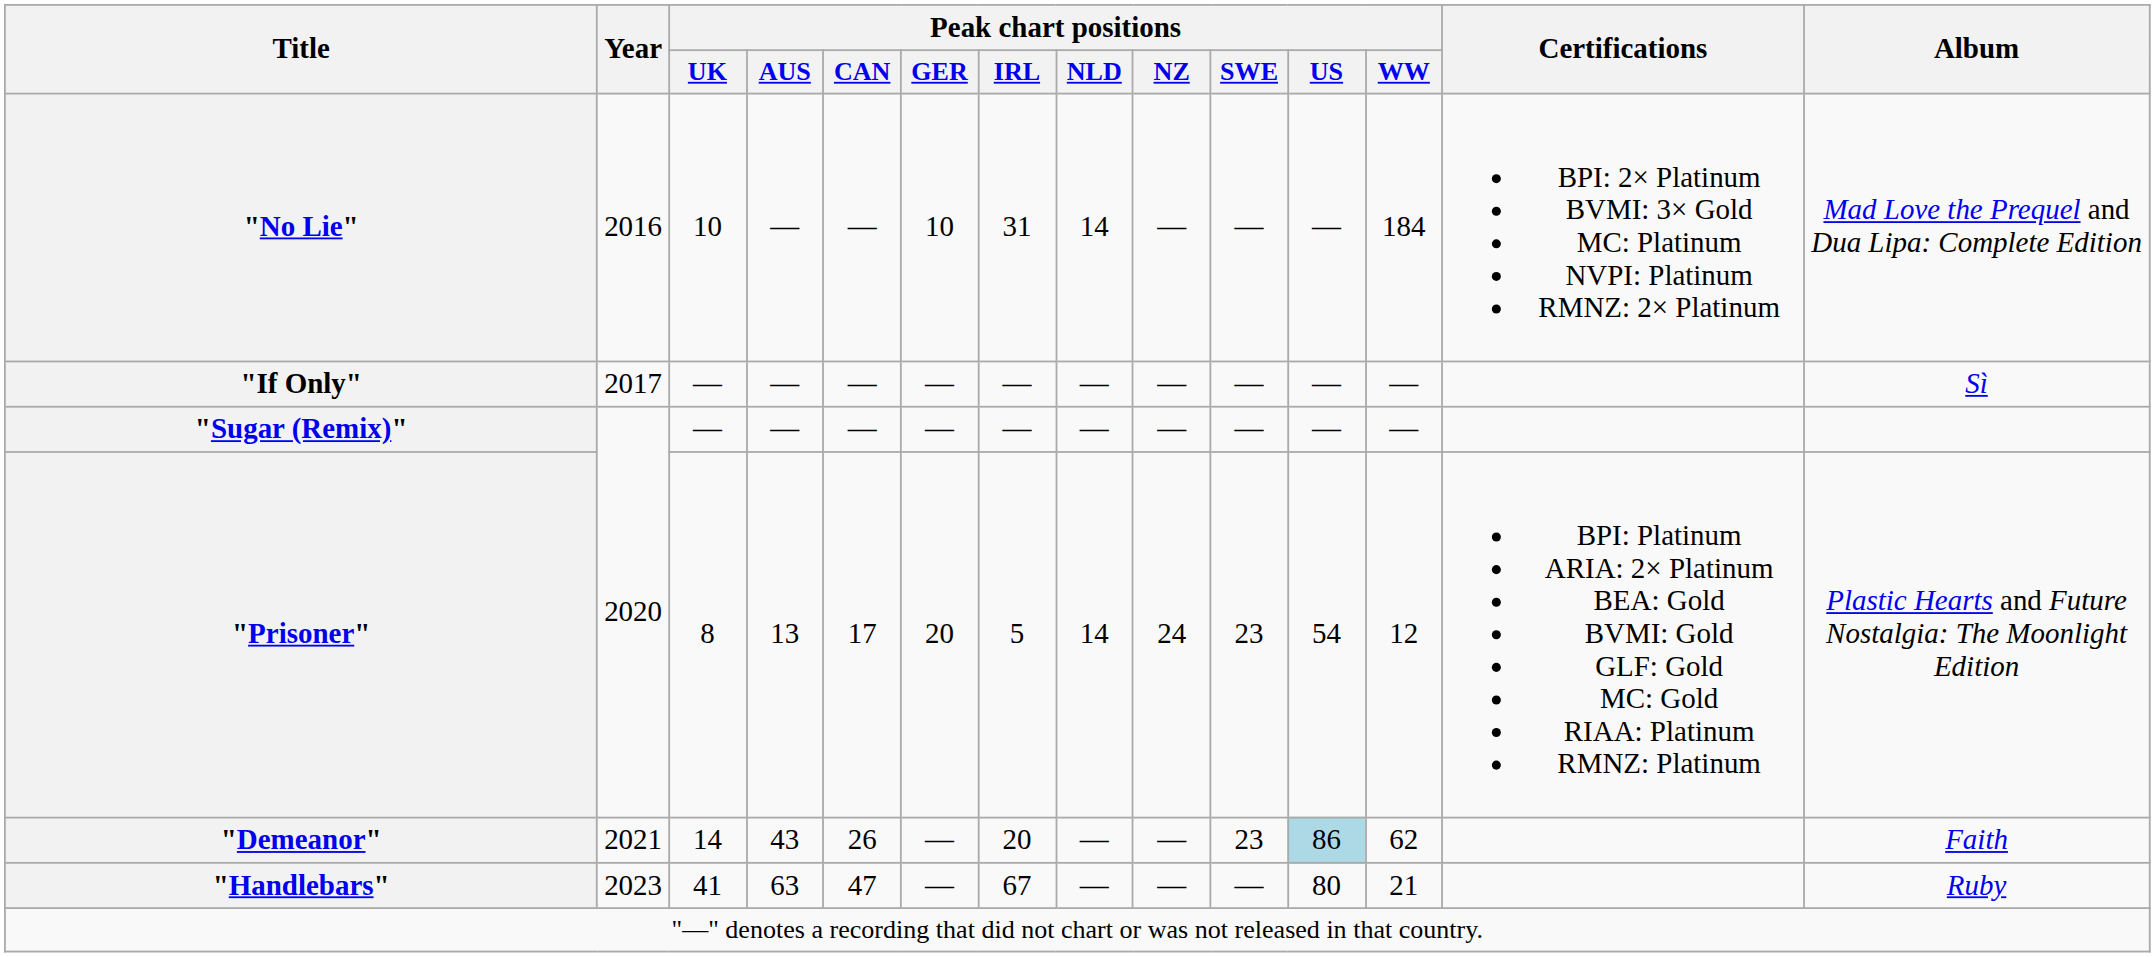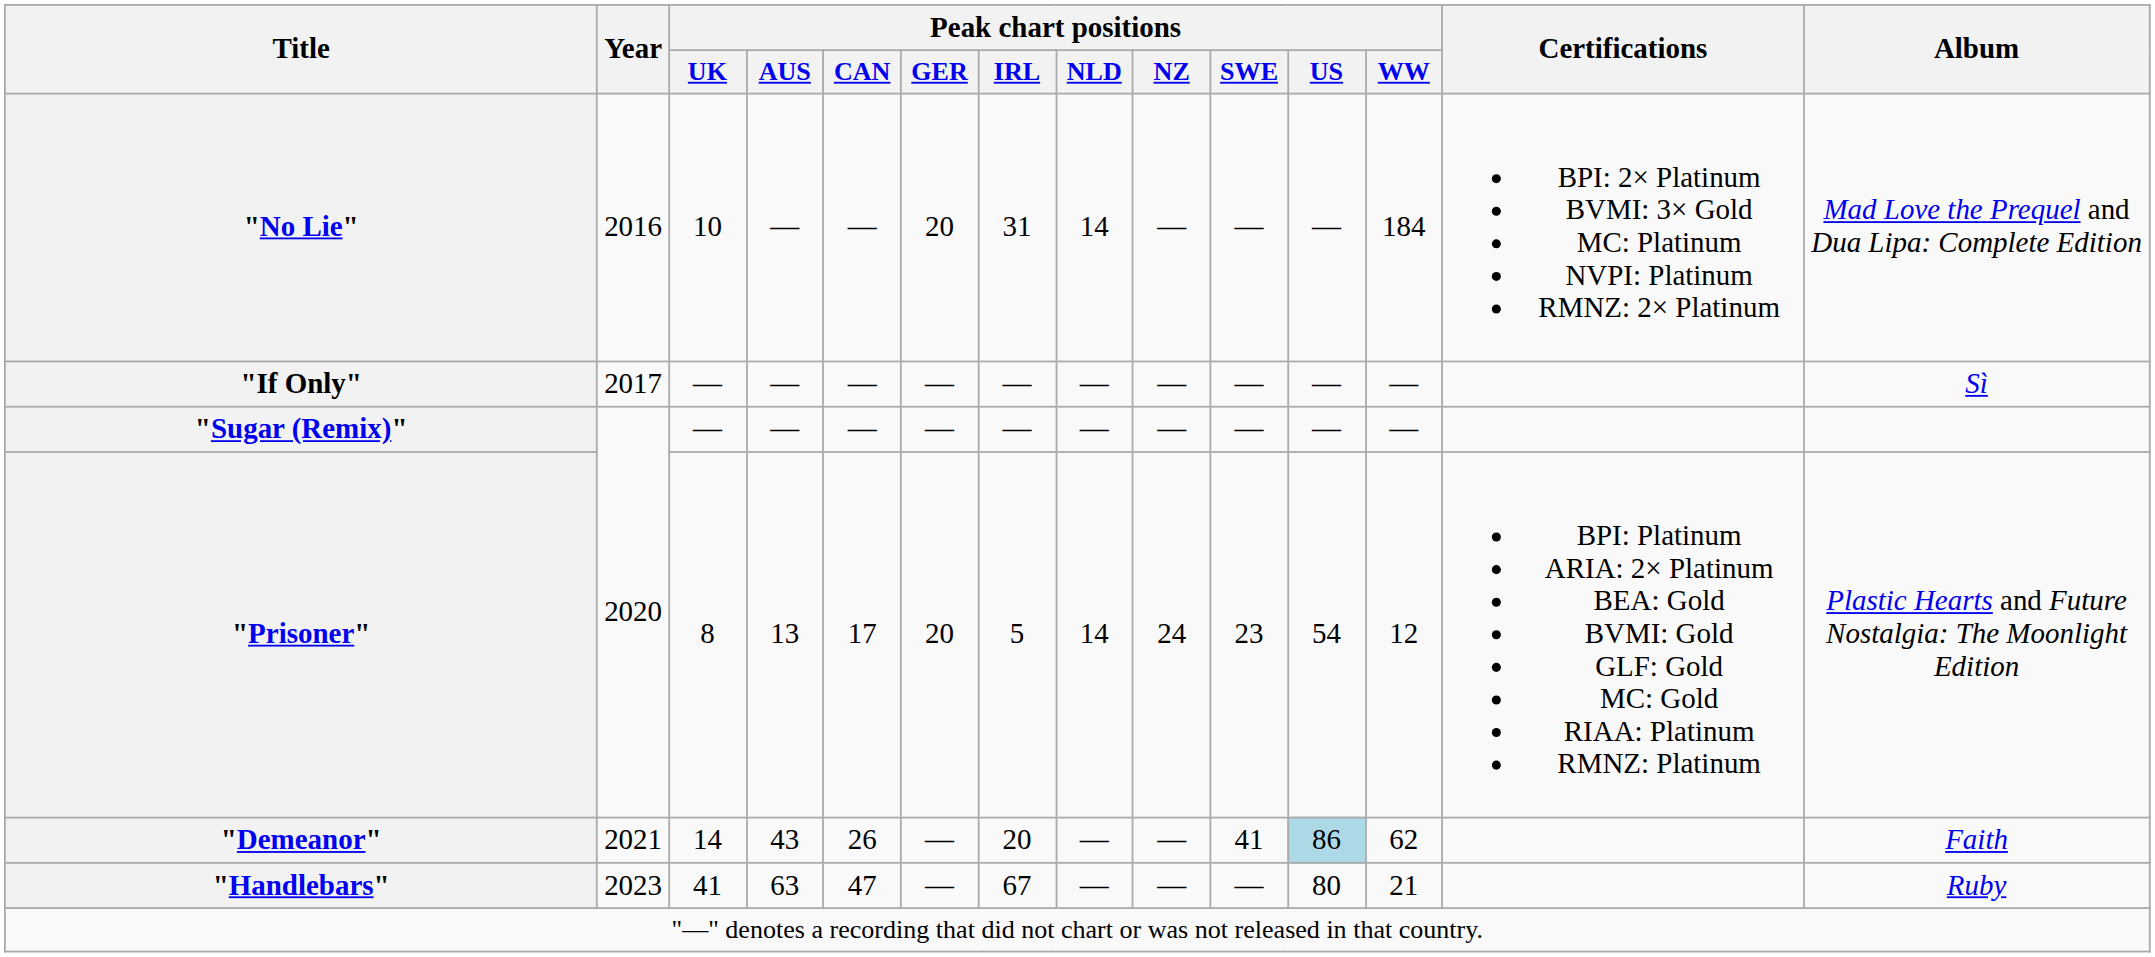(940, 226) 10 -> (940, 226) 20
(1249, 839) 23 -> (1249, 839) 41
